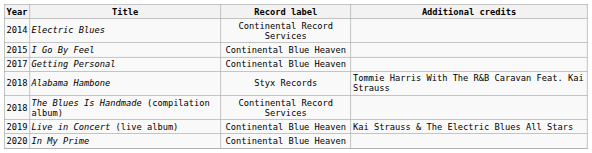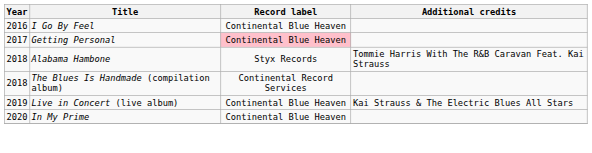- row: (68, 31)
(17, 50) 2015 -> (17, 26) 2016
(286, 64) no background -> (286, 40) pink background
